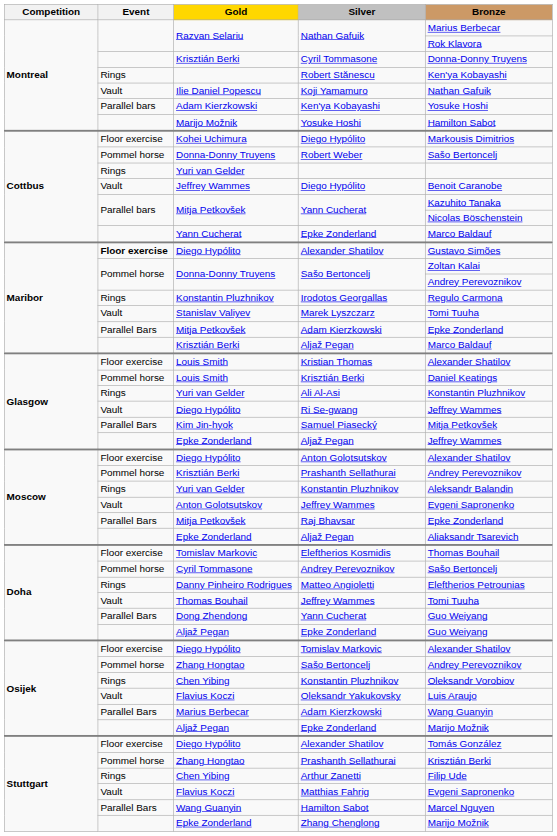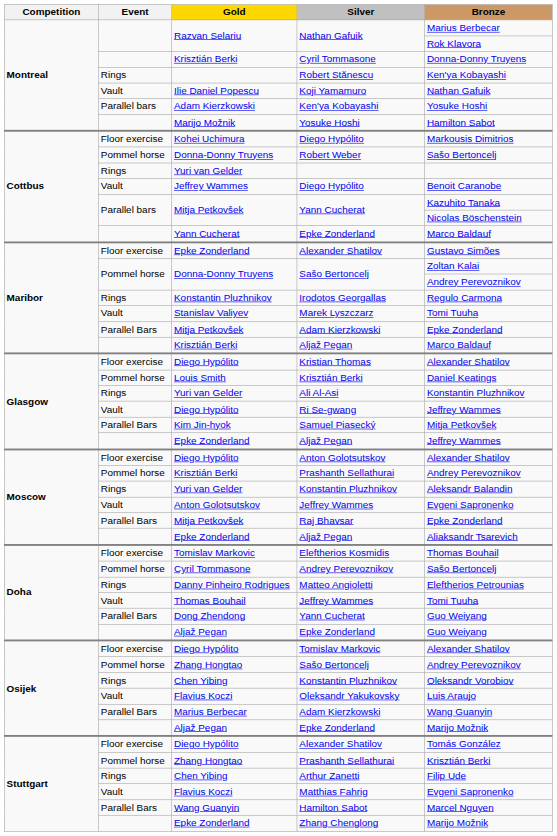(134, 250) bold -> (132, 250) normal
(208, 250) Diego Hypólito -> (212, 250) Epke Zonderland
(202, 362) Louis Smith -> (206, 362) Diego Hypólito
